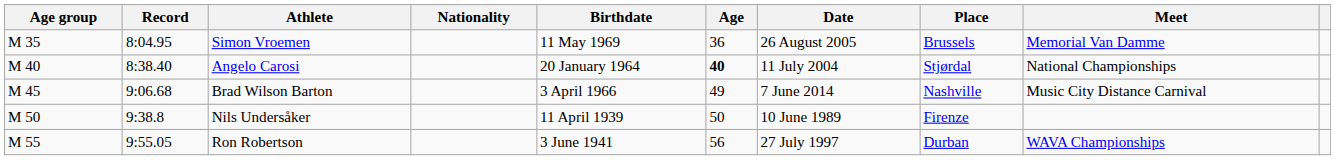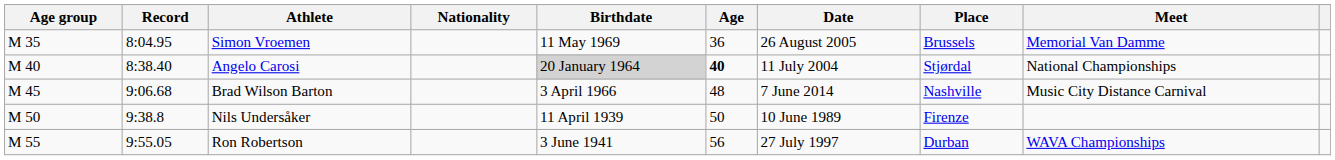(590, 67) no background -> (590, 67) lightgrey background
(717, 92) 49 -> (717, 92) 48
